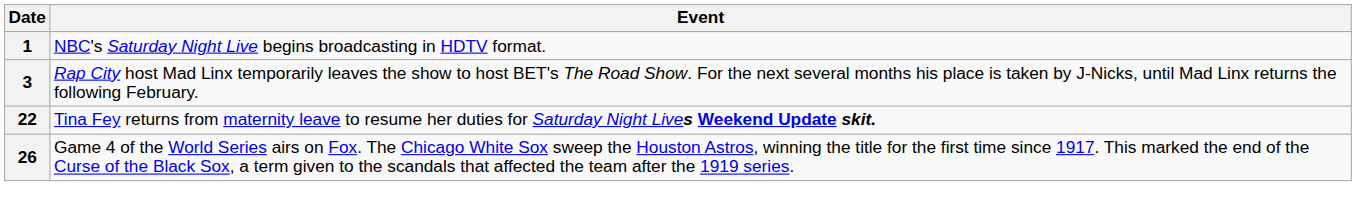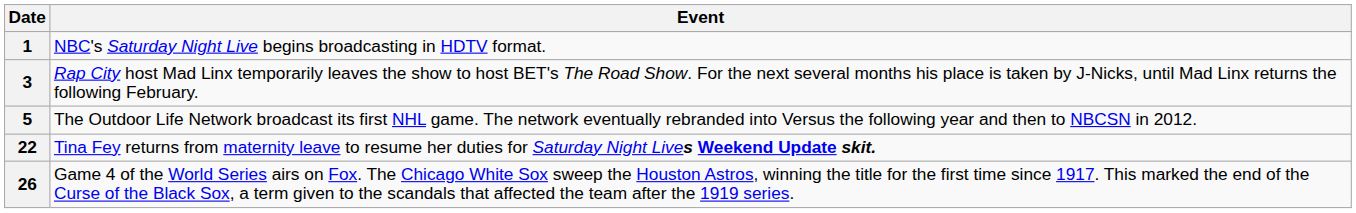+ row: (27, 119)
